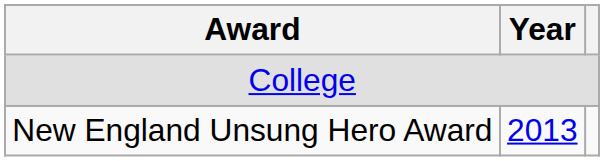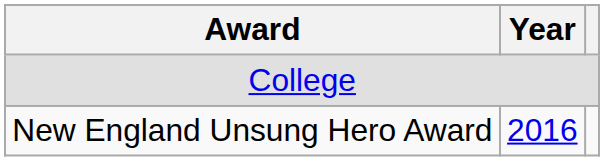(542, 130) 2013 -> (542, 130) 2016
